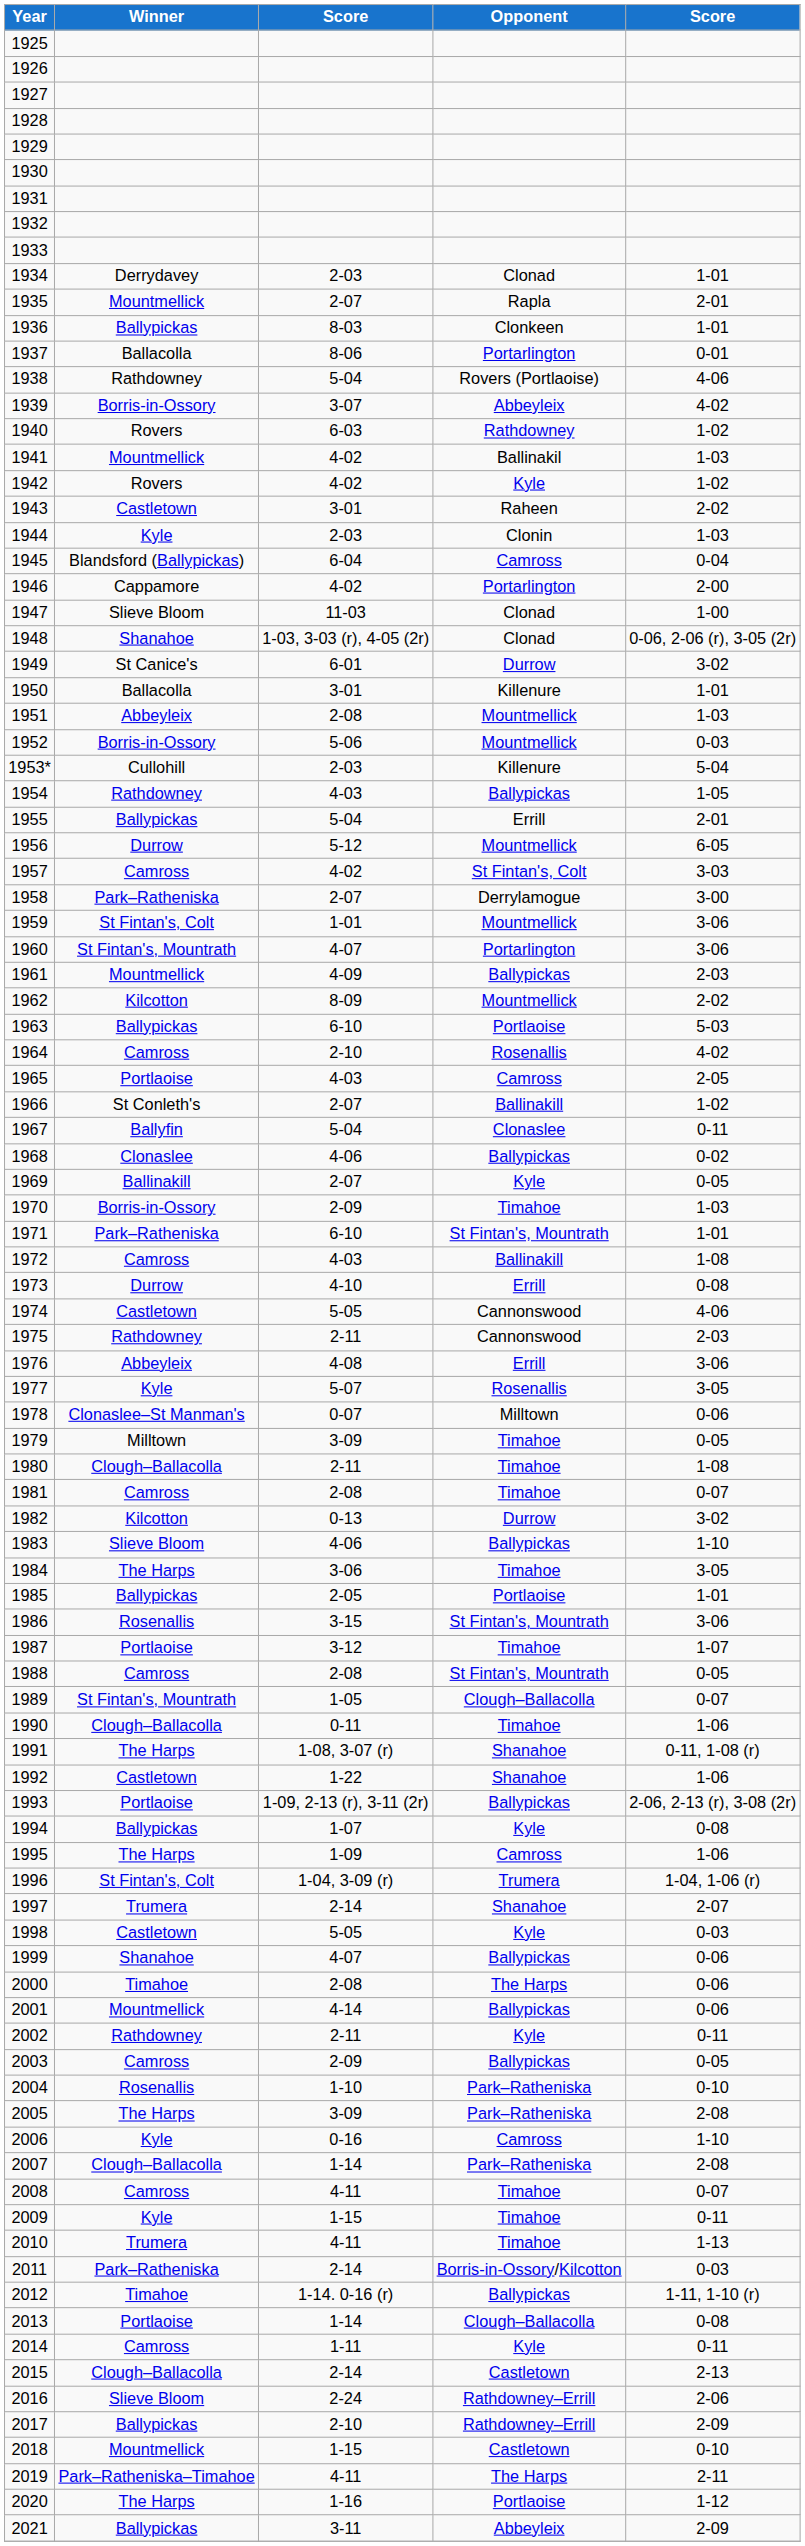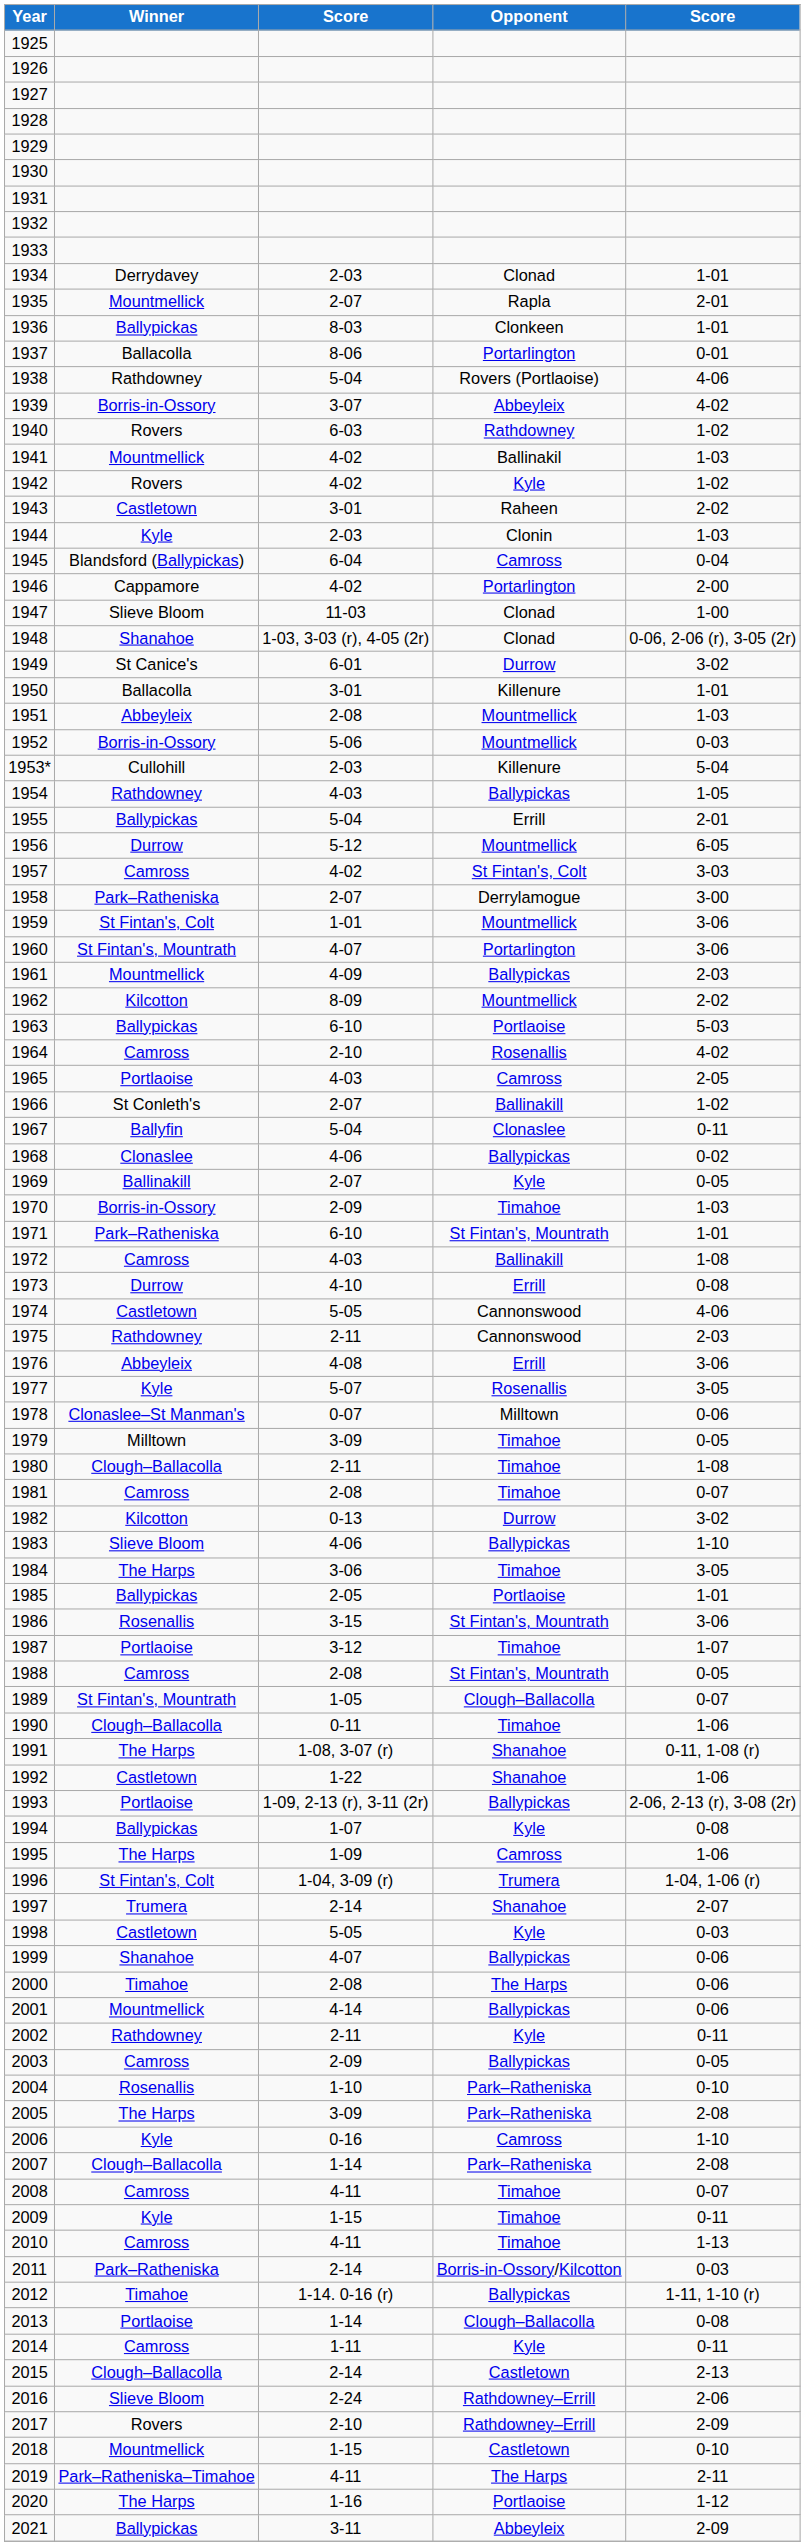(157, 2243) Trumera -> (157, 2243) Camross
(157, 2424) Ballypickas -> (157, 2424) Rovers
